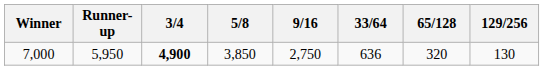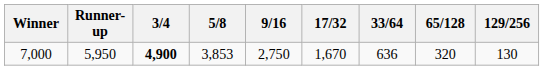+ column: (330, 23)
(240, 53) 3,850 -> (217, 53) 3,853
